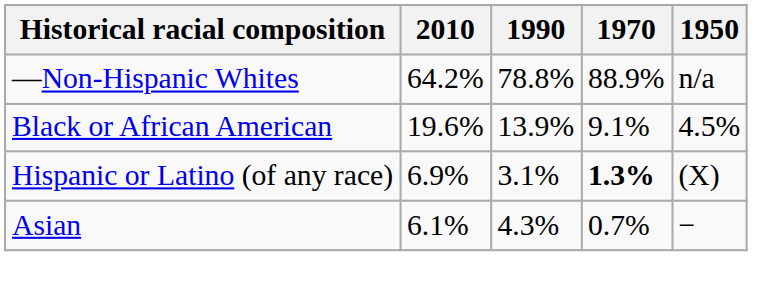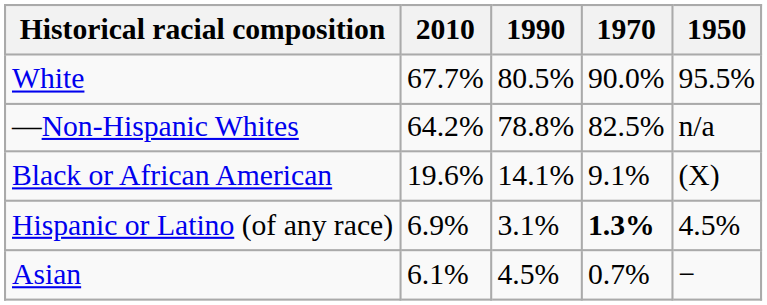+ row: (48, 78)
(626, 78) 88.9% -> (626, 127) 82.5%
(536, 127) 13.9% -> (536, 176) 14.1%
(709, 127) 4.5% -> (699, 176) (X)
(699, 176) (X) -> (709, 225) 4.5%
(528, 225) 4.3% -> (528, 273) 4.5%
